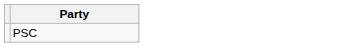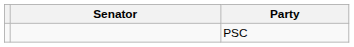+ column: (115, 14)
